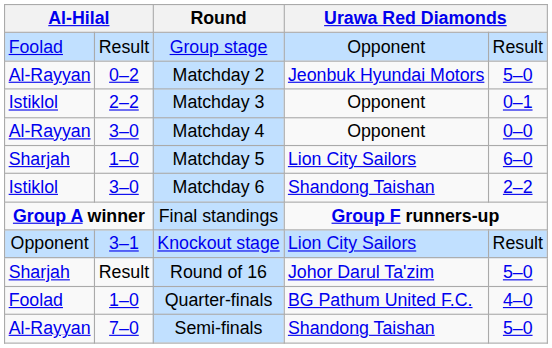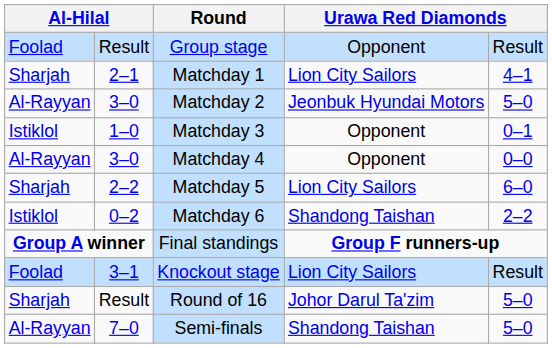+ row: (219, 74)
(124, 74) 0–2 -> (124, 103) 3–0
(124, 103) 2–2 -> (124, 131) 1–0
(124, 159) 1–0 -> (124, 187) 2–2
(124, 187) 3–0 -> (124, 215) 0–2
(50, 243) Opponent -> (36, 272) Foolad
- row: (219, 300)
